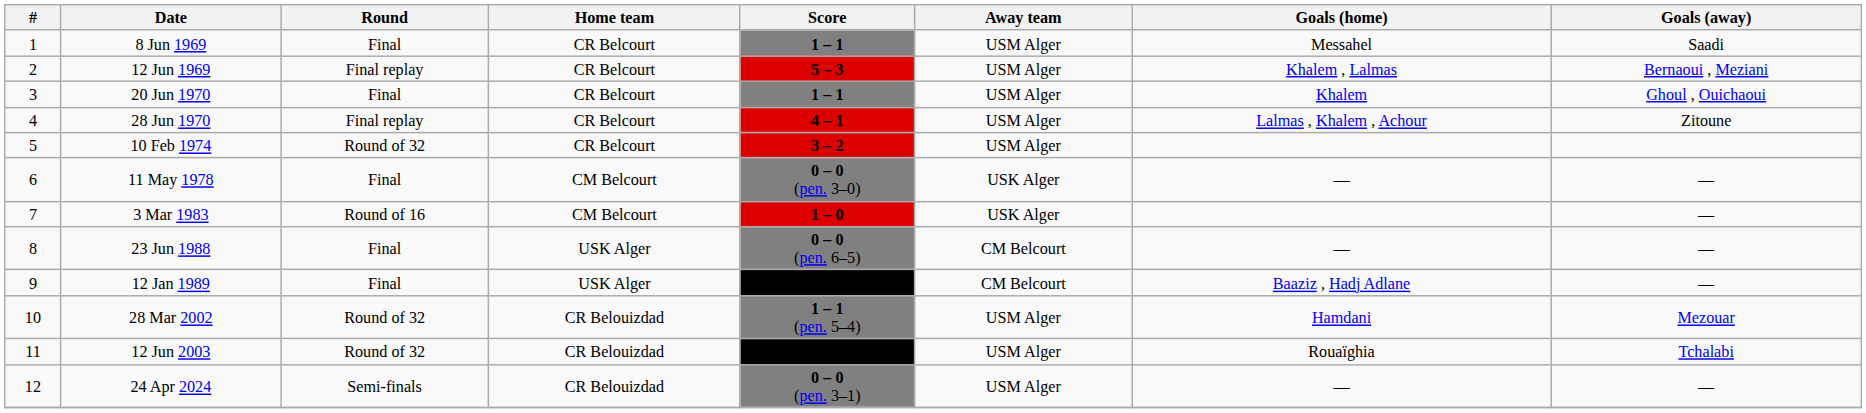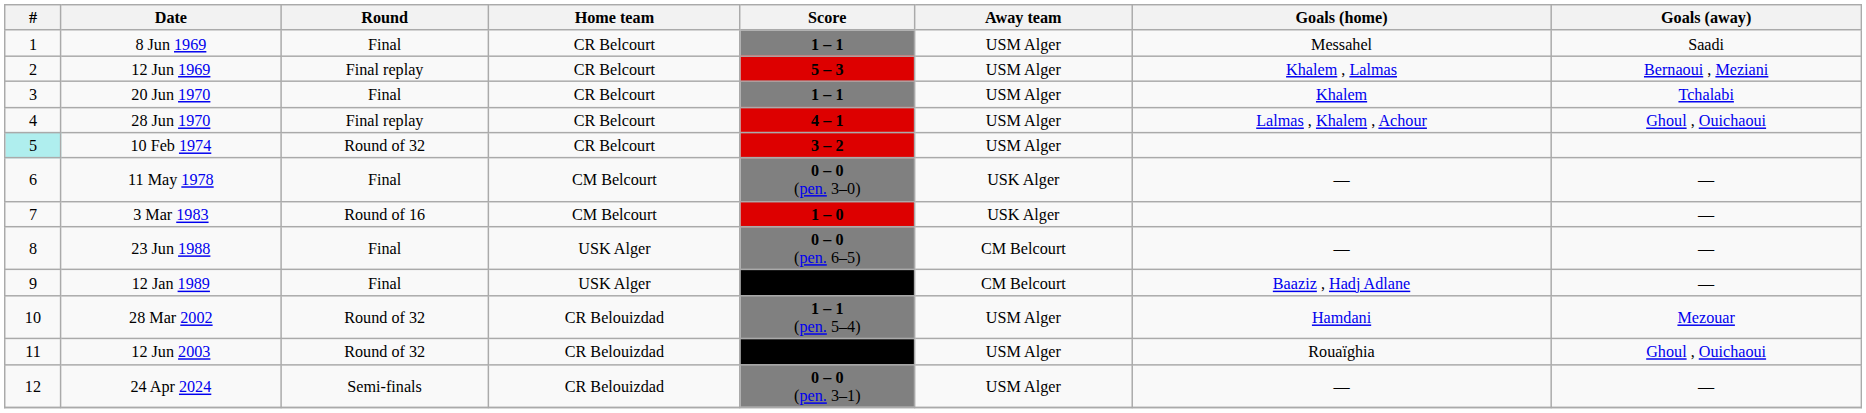(1706, 94) Ghoul , Ouichaoui -> (1706, 94) Tchalabi
(1706, 120) Zitoune -> (1706, 120) Ghoul , Ouichaoui
(33, 145) no background -> (33, 145) paleturquoise background
(1706, 351) Tchalabi -> (1706, 351) Ghoul , Ouichaoui
